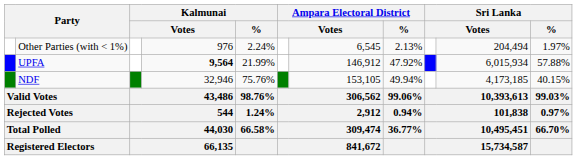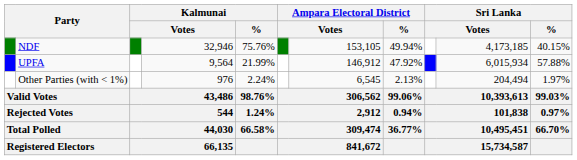rows swapped: (29, 79) <-> (73, 46)
(221, 63) bold -> (221, 63) normal
